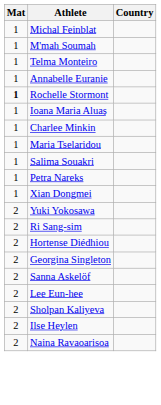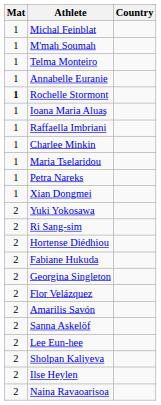+ row: (68, 128)
- row: (62, 161)
+ row: (64, 260)
+ row: (61, 293)
+ row: (62, 309)
